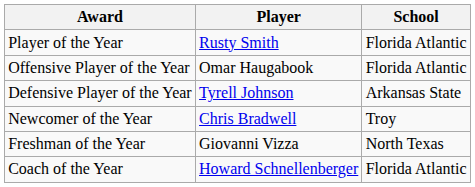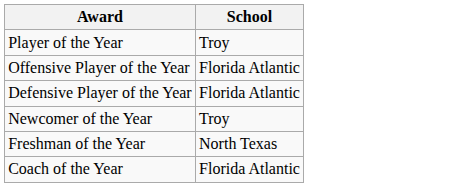- column: (279, 17)
(416, 42) Florida Atlantic -> (214, 42) Troy
(413, 93) Arkansas State -> (250, 93) Florida Atlantic
